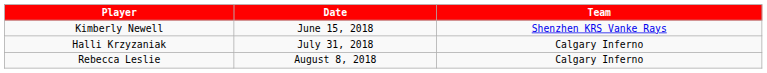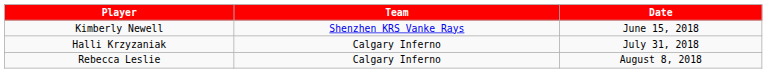columns swapped: (599, 12) <-> (335, 12)
